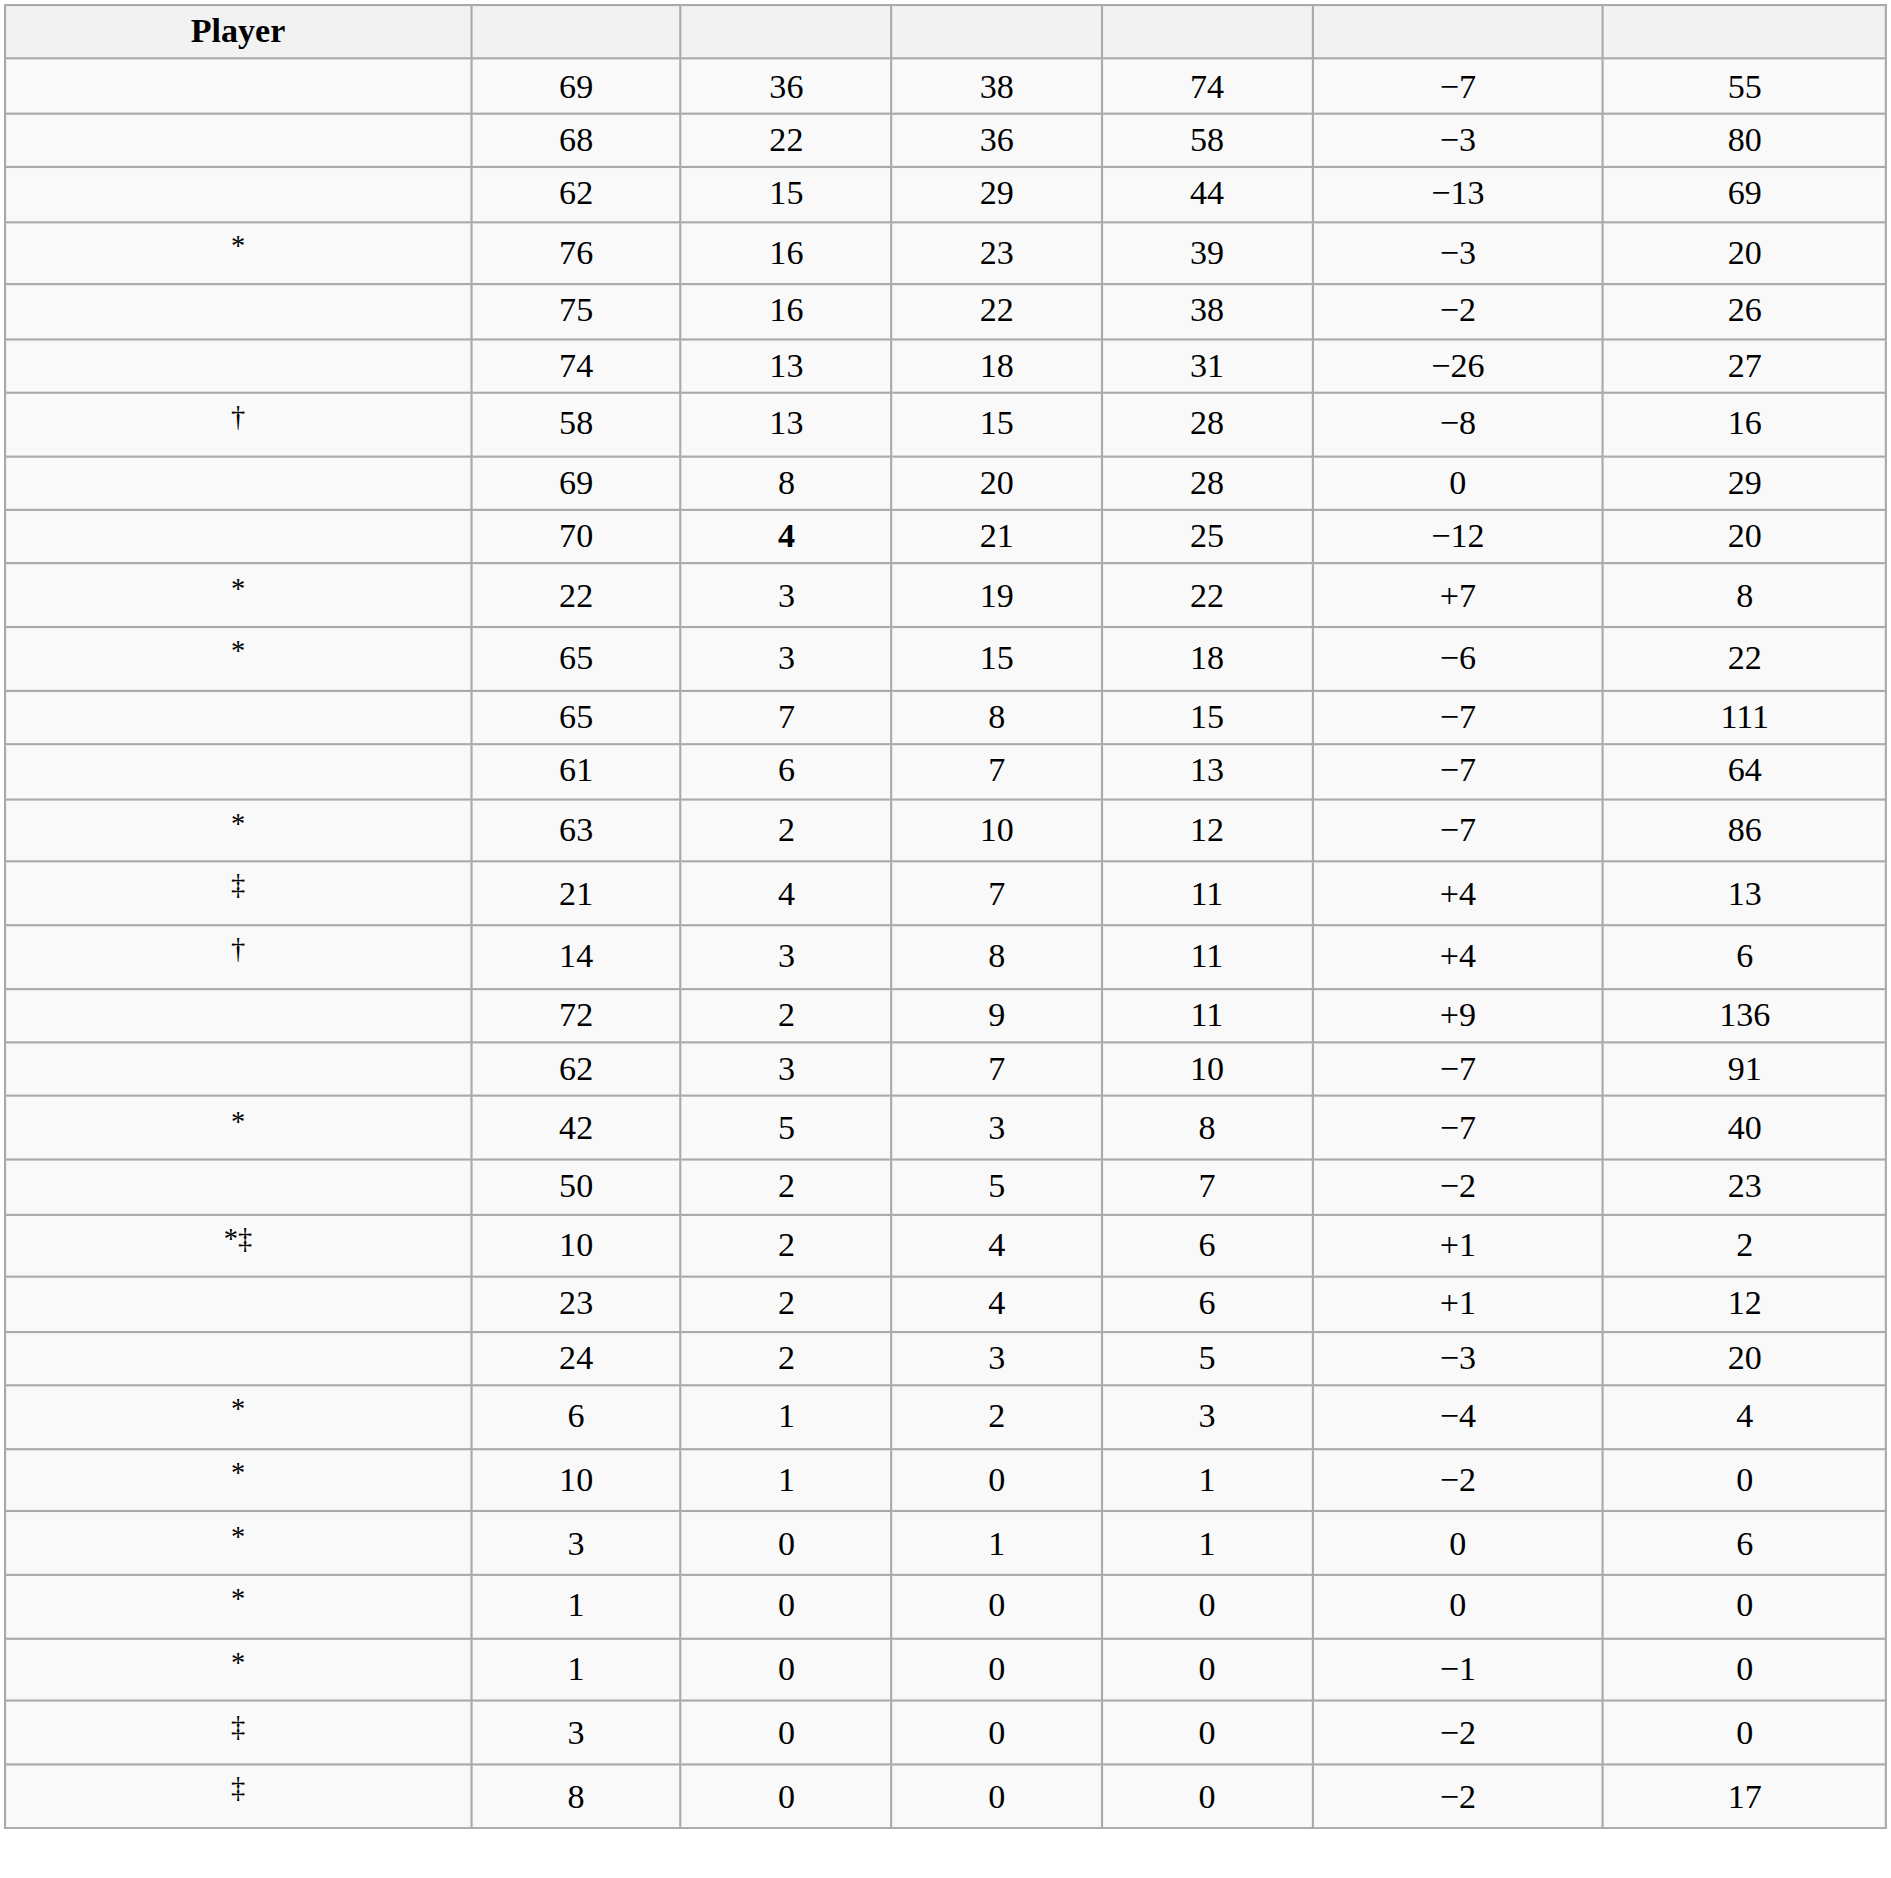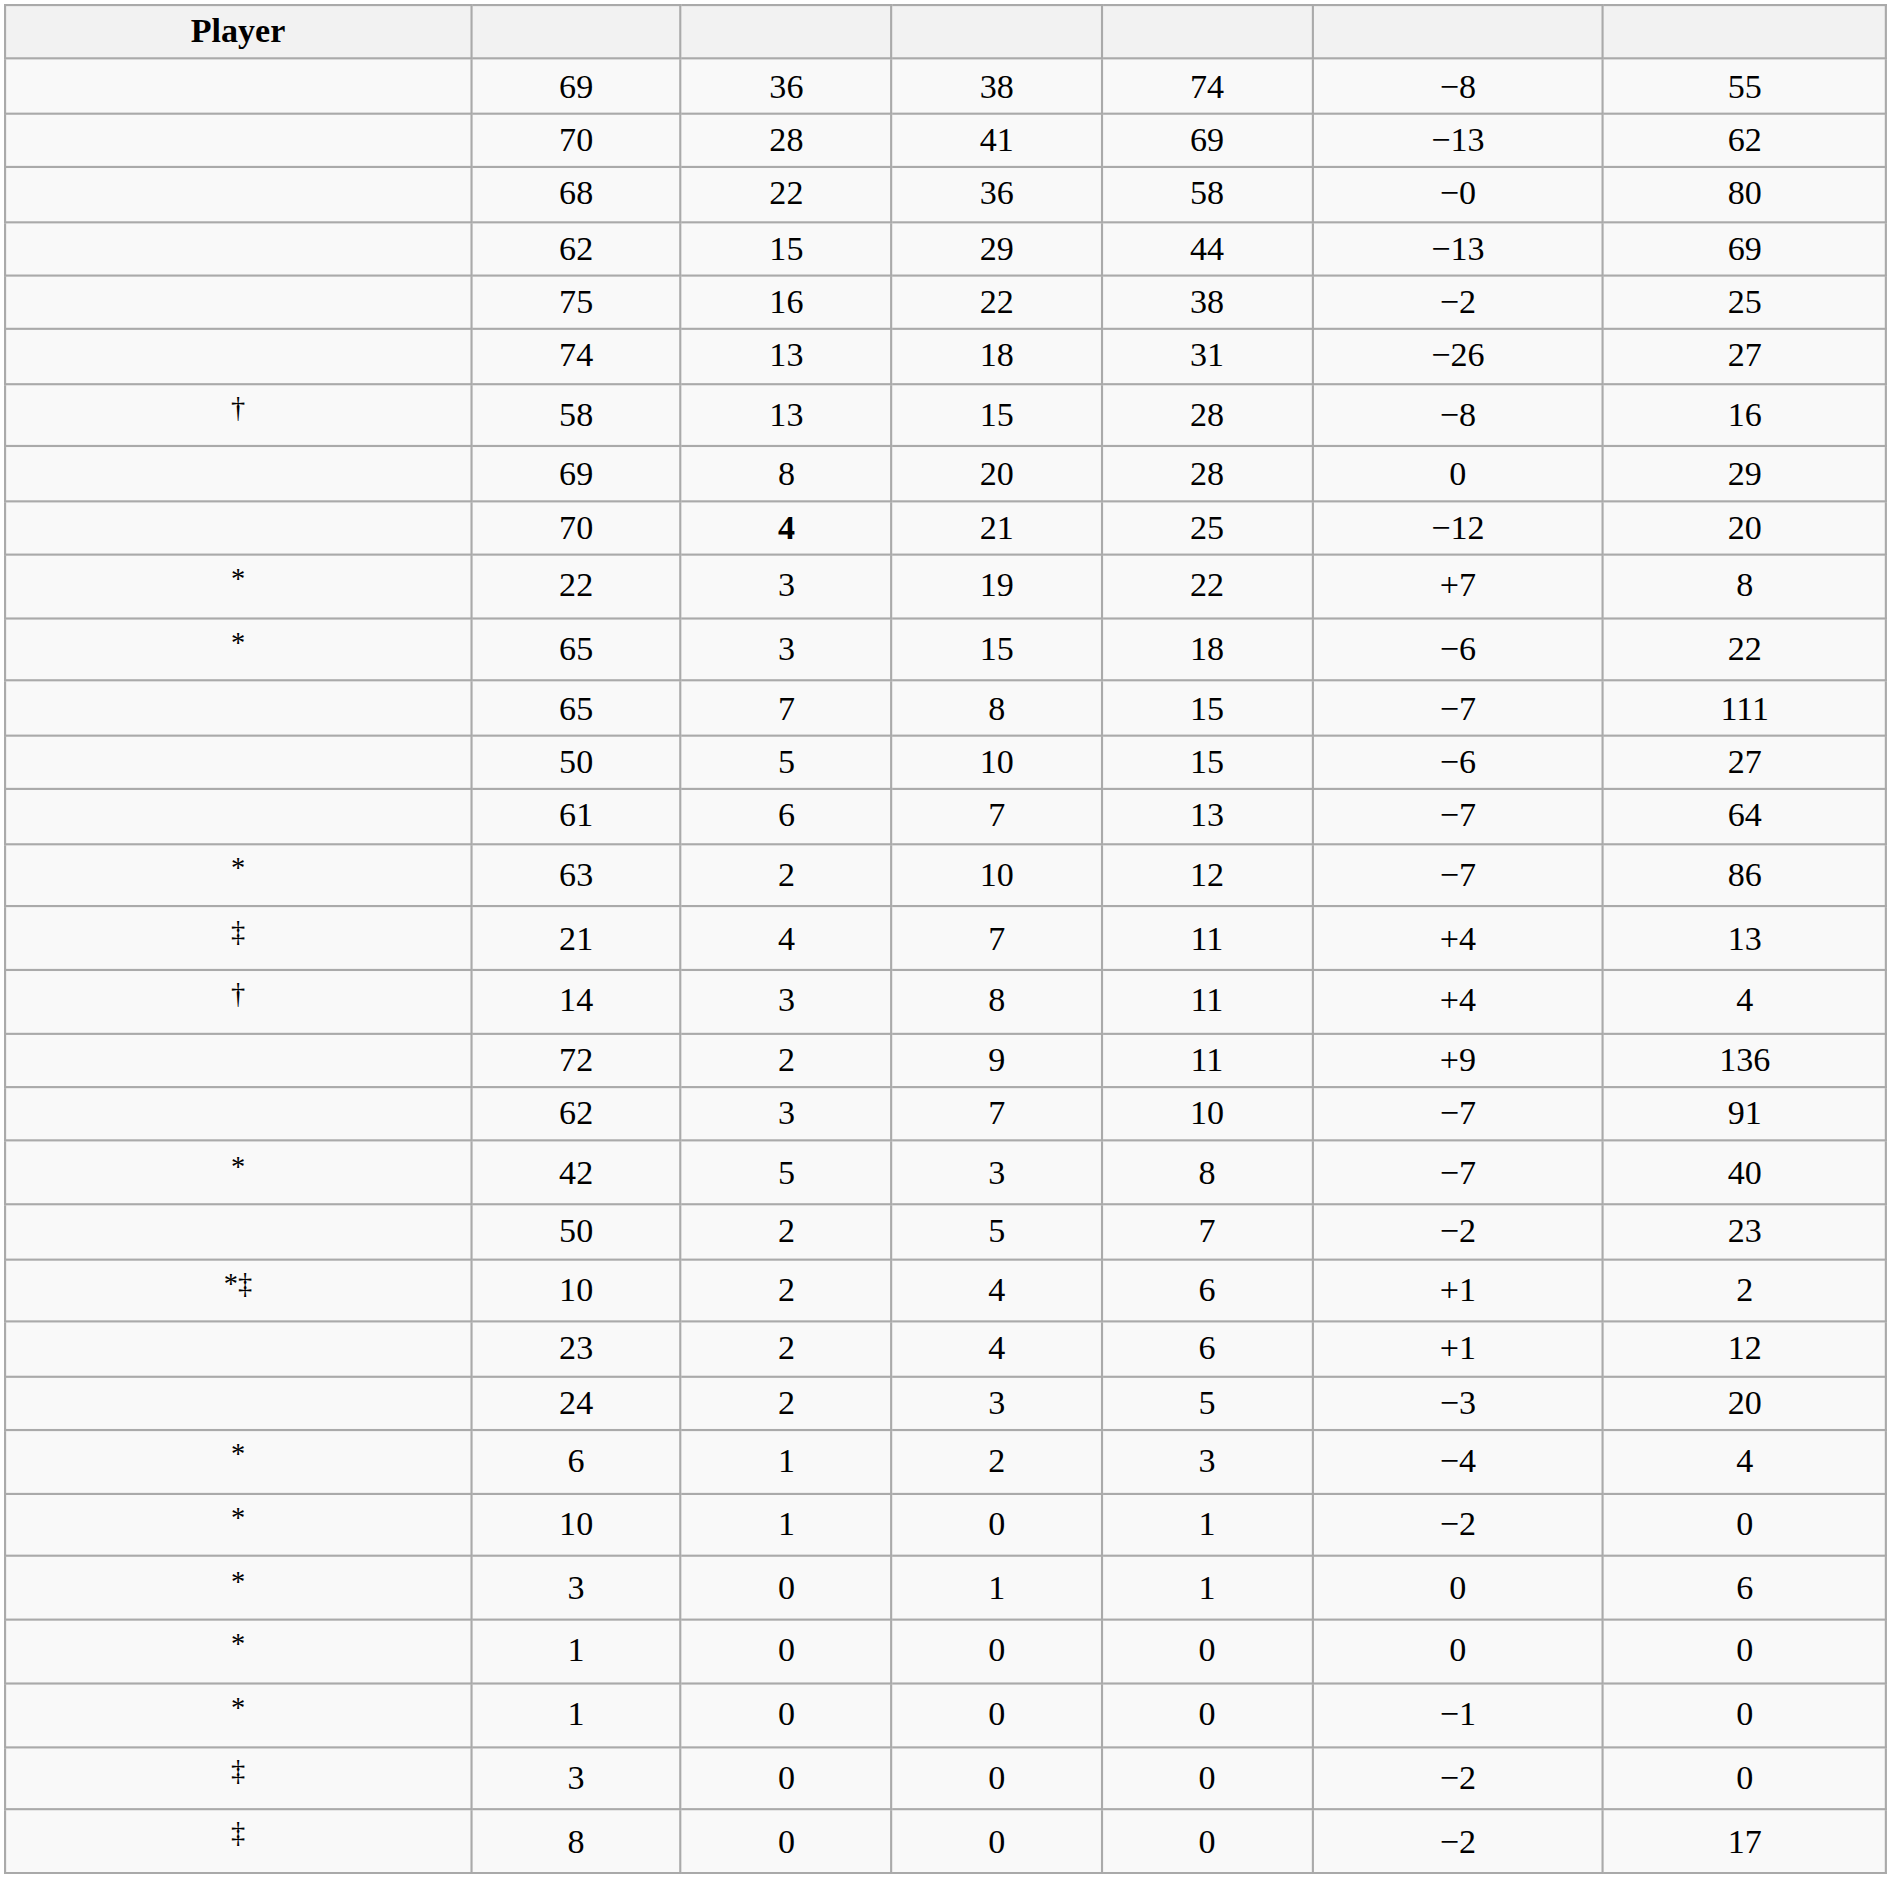(1458, 85) −7 -> (1458, 85) −8
+ row: (576, 139)
(1458, 139) −3 -> (1458, 193) −0
- row: (576, 252)
(1745, 310) 26 -> (1745, 301) 25
+ row: (576, 761)
(1745, 956) 6 -> (1745, 1001) 4
